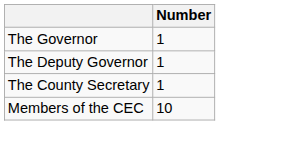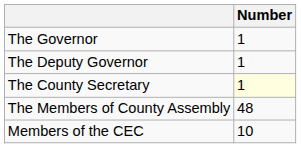(160, 85) no background -> (241, 85) lightyellow background
+ row: (119, 108)
